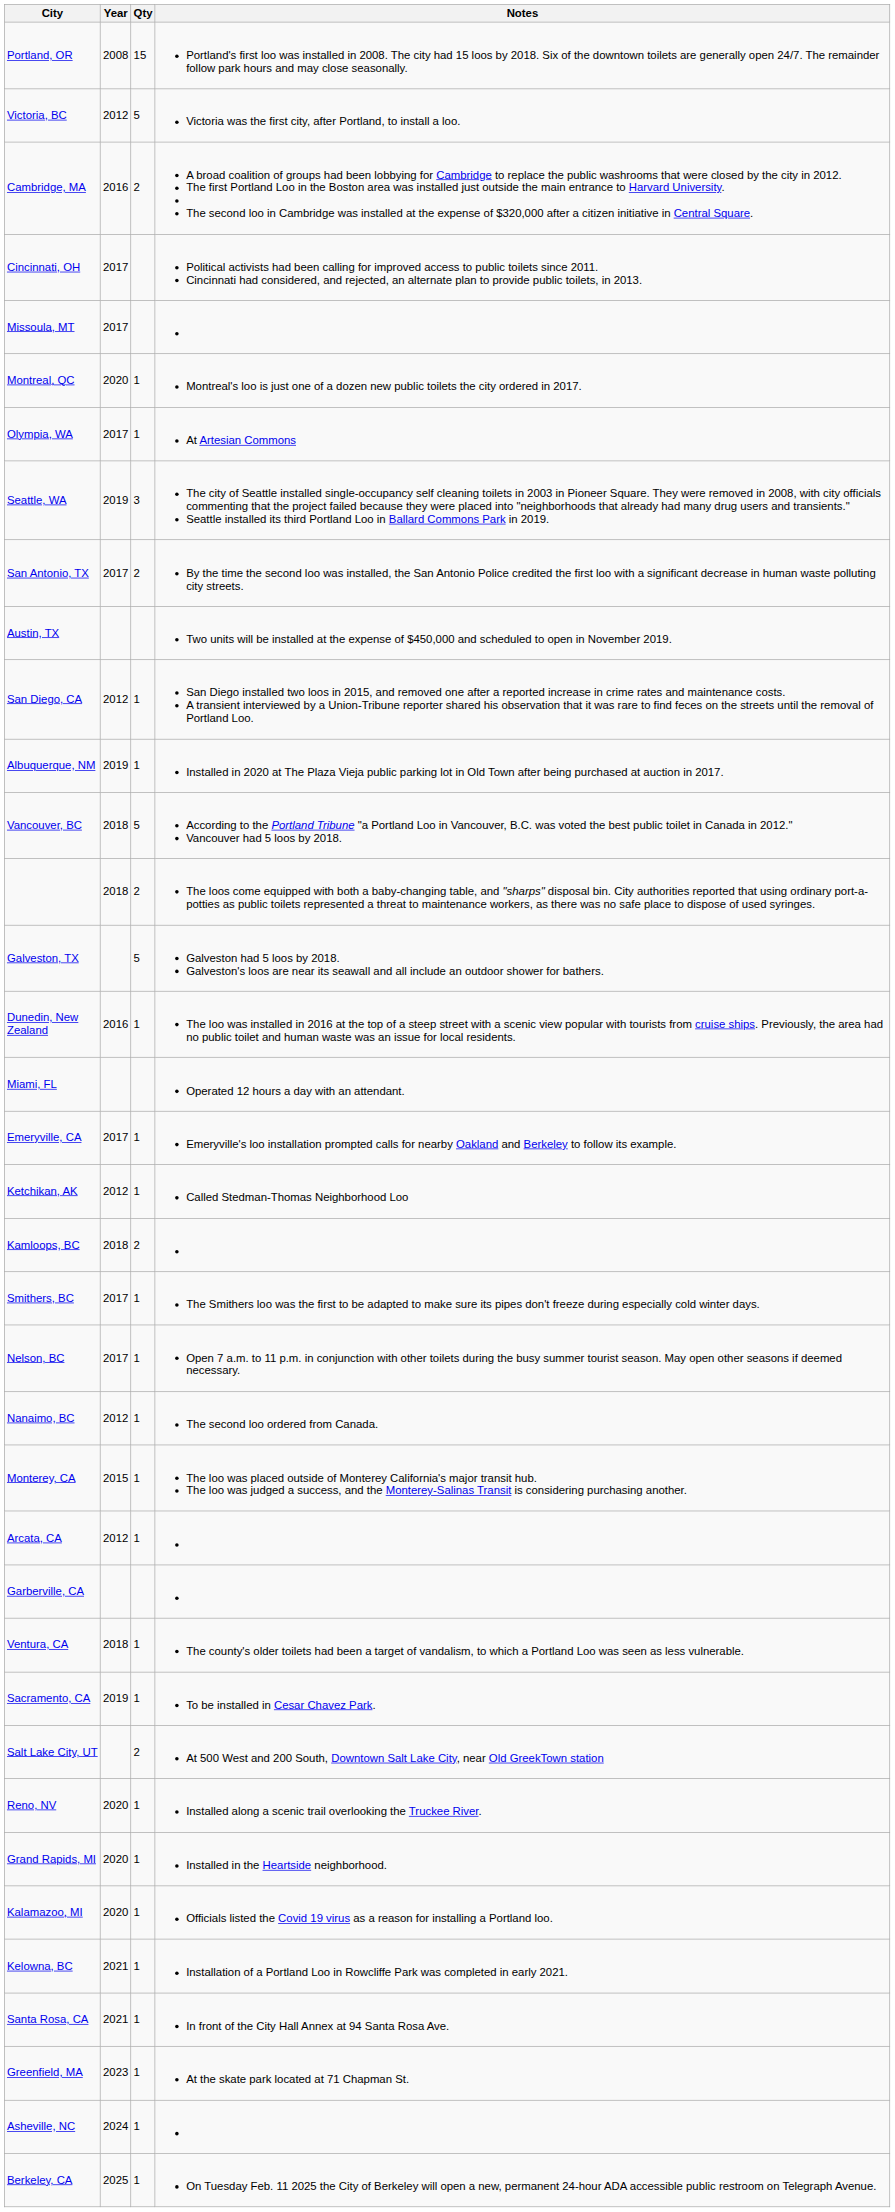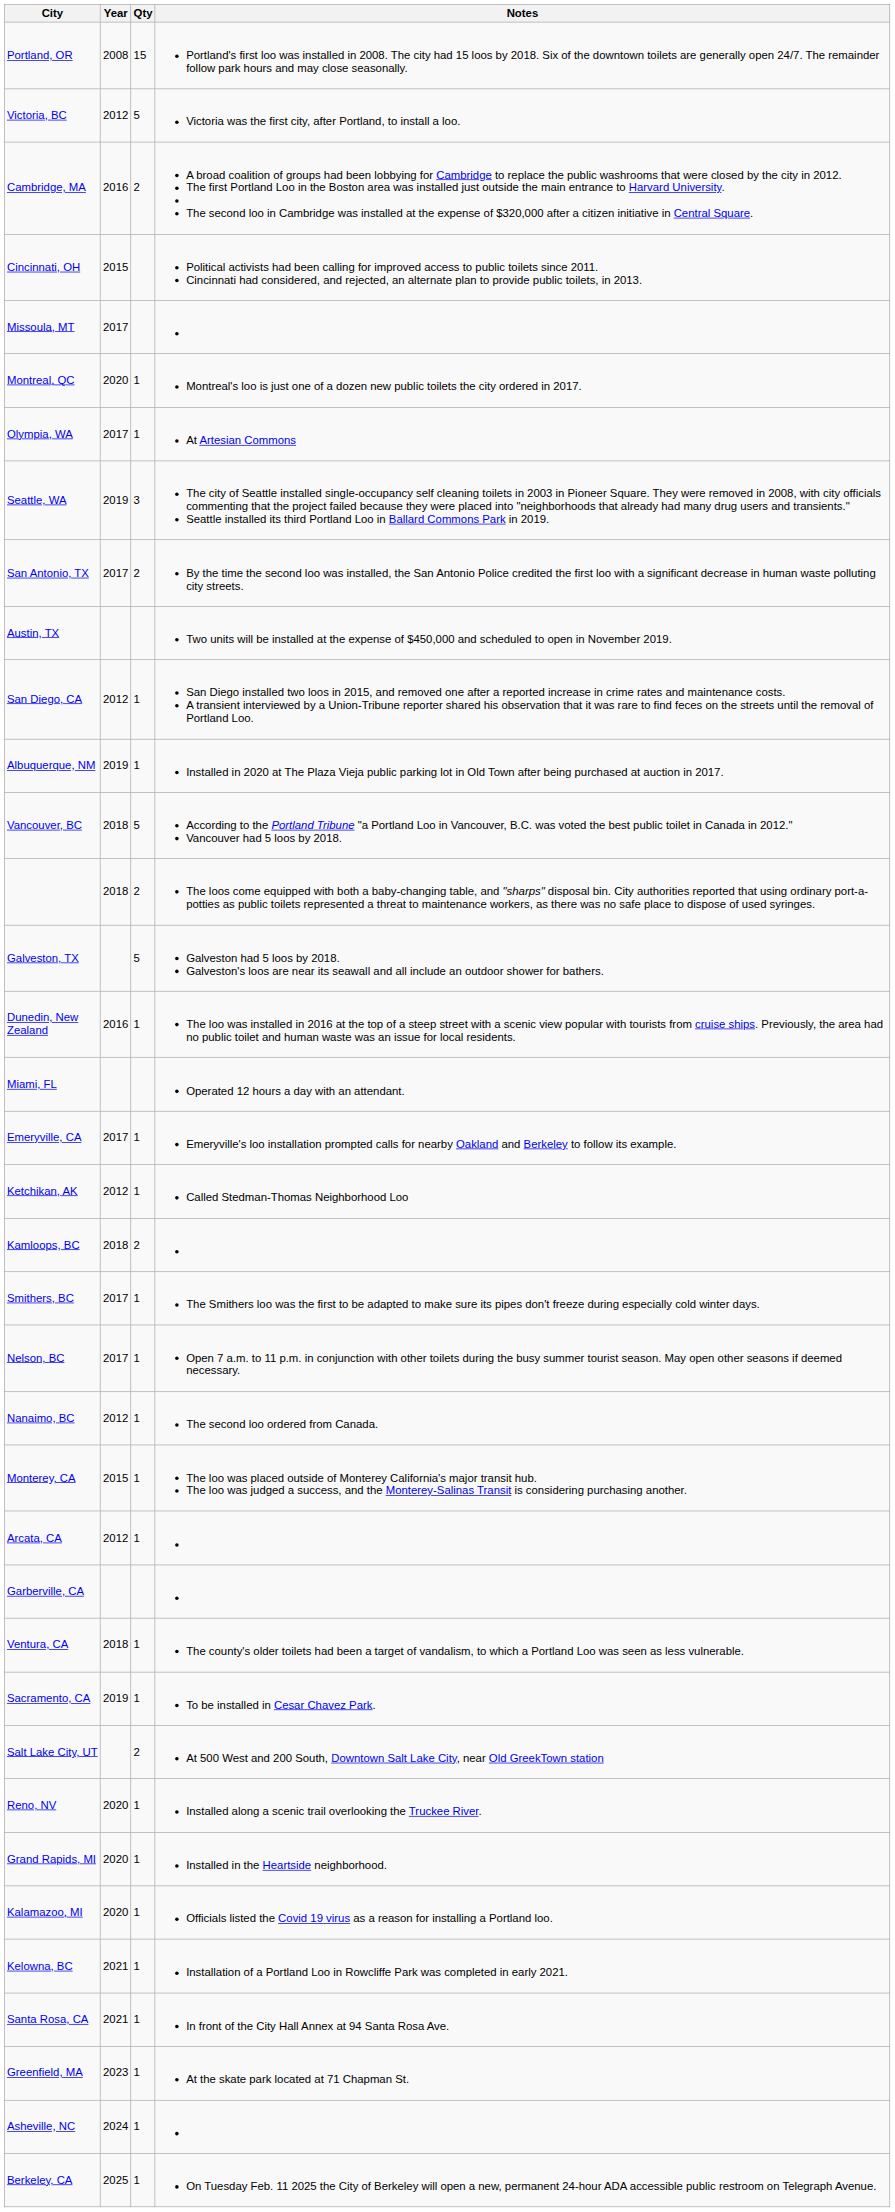(116, 267) 2017 -> (116, 267) 2015
